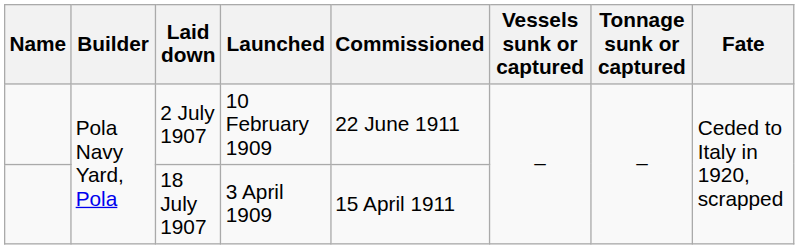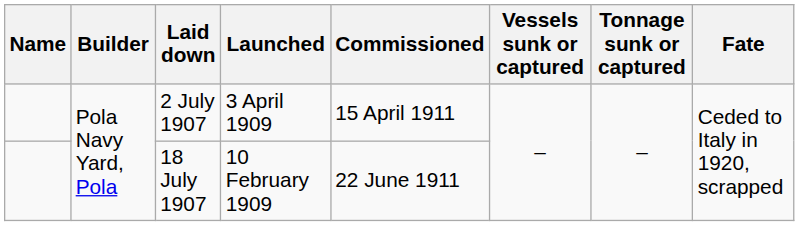(267, 124) 10 February 1909 -> (255, 112) 3 April 1909
(398, 124) 22 June 1911 -> (395, 112) 15 April 1911
(255, 203) 3 April 1909 -> (267, 180) 10 February 1909
(395, 203) 15 April 1911 -> (398, 180) 22 June 1911
